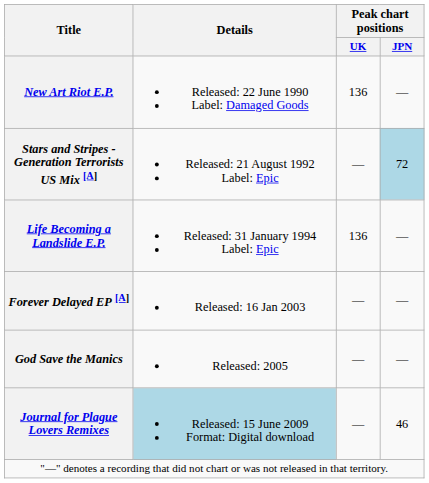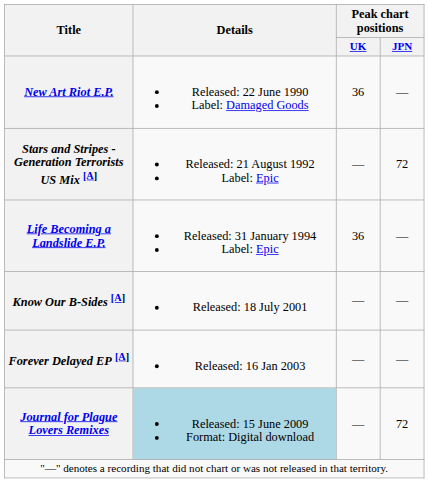(358, 92) 136 -> (358, 92) 36
(402, 164) lightblue background -> (402, 164) no background
(358, 235) 136 -> (358, 235) 36
+ row: (69, 300)
- row: (69, 358)
(402, 423) 46 -> (402, 423) 72
